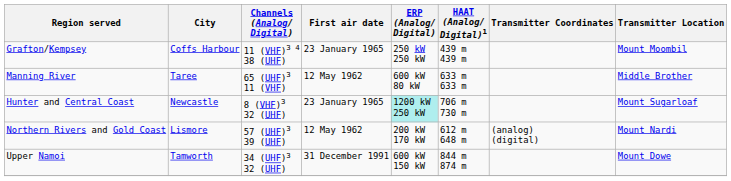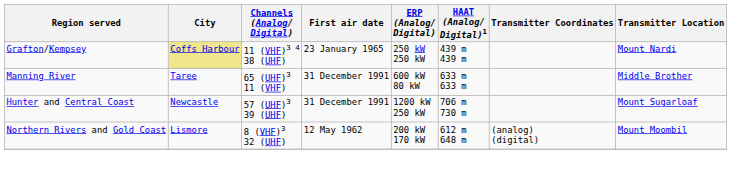(205, 49) no background -> (205, 49) khaki background
(652, 49) Mount Moombil -> (647, 49) Mount Nardi
(333, 75) 12 May 1962 -> (346, 75) 31 December 1991
(265, 109) 8 (VHF)3 32 (UHF) -> (267, 109) 57 (UHF)3 39 (UHF)
(344, 102) 23 January 1965 -> (346, 102) 31 December 1991
(412, 107) paleturquoise background -> (412, 107) no background
(267, 135) 57 (UHF)3 39 (UHF) -> (265, 135) 8 (VHF)3 32 (UHF)
(647, 129) Mount Nardi -> (652, 129) Mount Moombil
- row: (36, 156)
